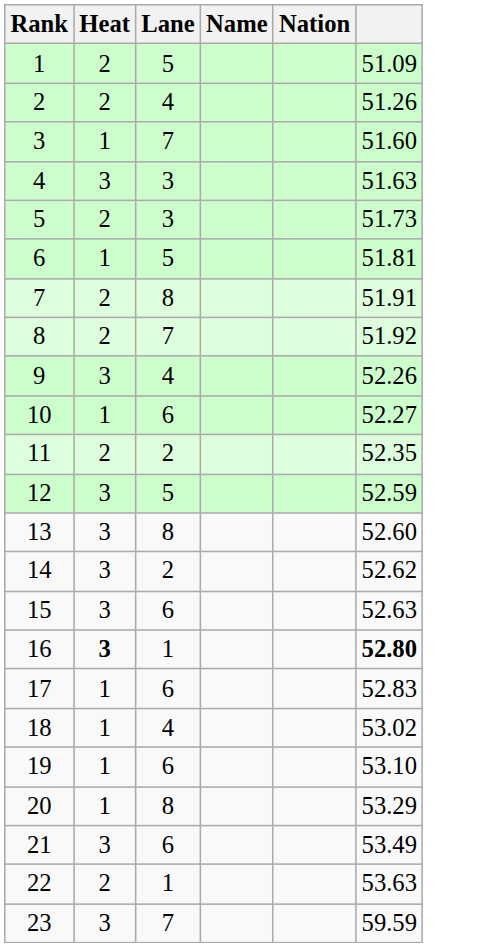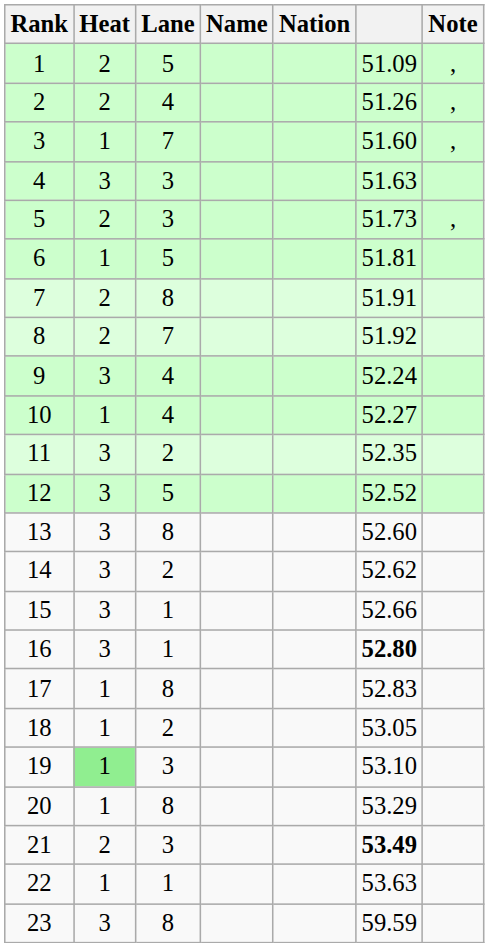+ column: (453, 24)
(389, 375) 52.26 -> (389, 375) 52.24
(168, 414) 6 -> (168, 414) 4
(105, 453) 2 -> (105, 453) 3
(389, 492) 52.59 -> (389, 492) 52.52
(168, 610) 6 -> (168, 610) 1
(389, 610) 52.63 -> (389, 610) 52.66
(105, 649) bold -> (105, 649) normal
(168, 688) 6 -> (168, 688) 8
(168, 727) 4 -> (168, 727) 2
(389, 727) 53.02 -> (389, 727) 53.05
(105, 766) no background -> (105, 766) lightgreen background
(168, 766) 6 -> (168, 766) 3
(105, 844) 3 -> (105, 844) 2
(168, 844) 6 -> (168, 844) 3
(389, 844) normal -> (389, 844) bold
(105, 883) 2 -> (105, 883) 1
(168, 922) 7 -> (168, 922) 8
